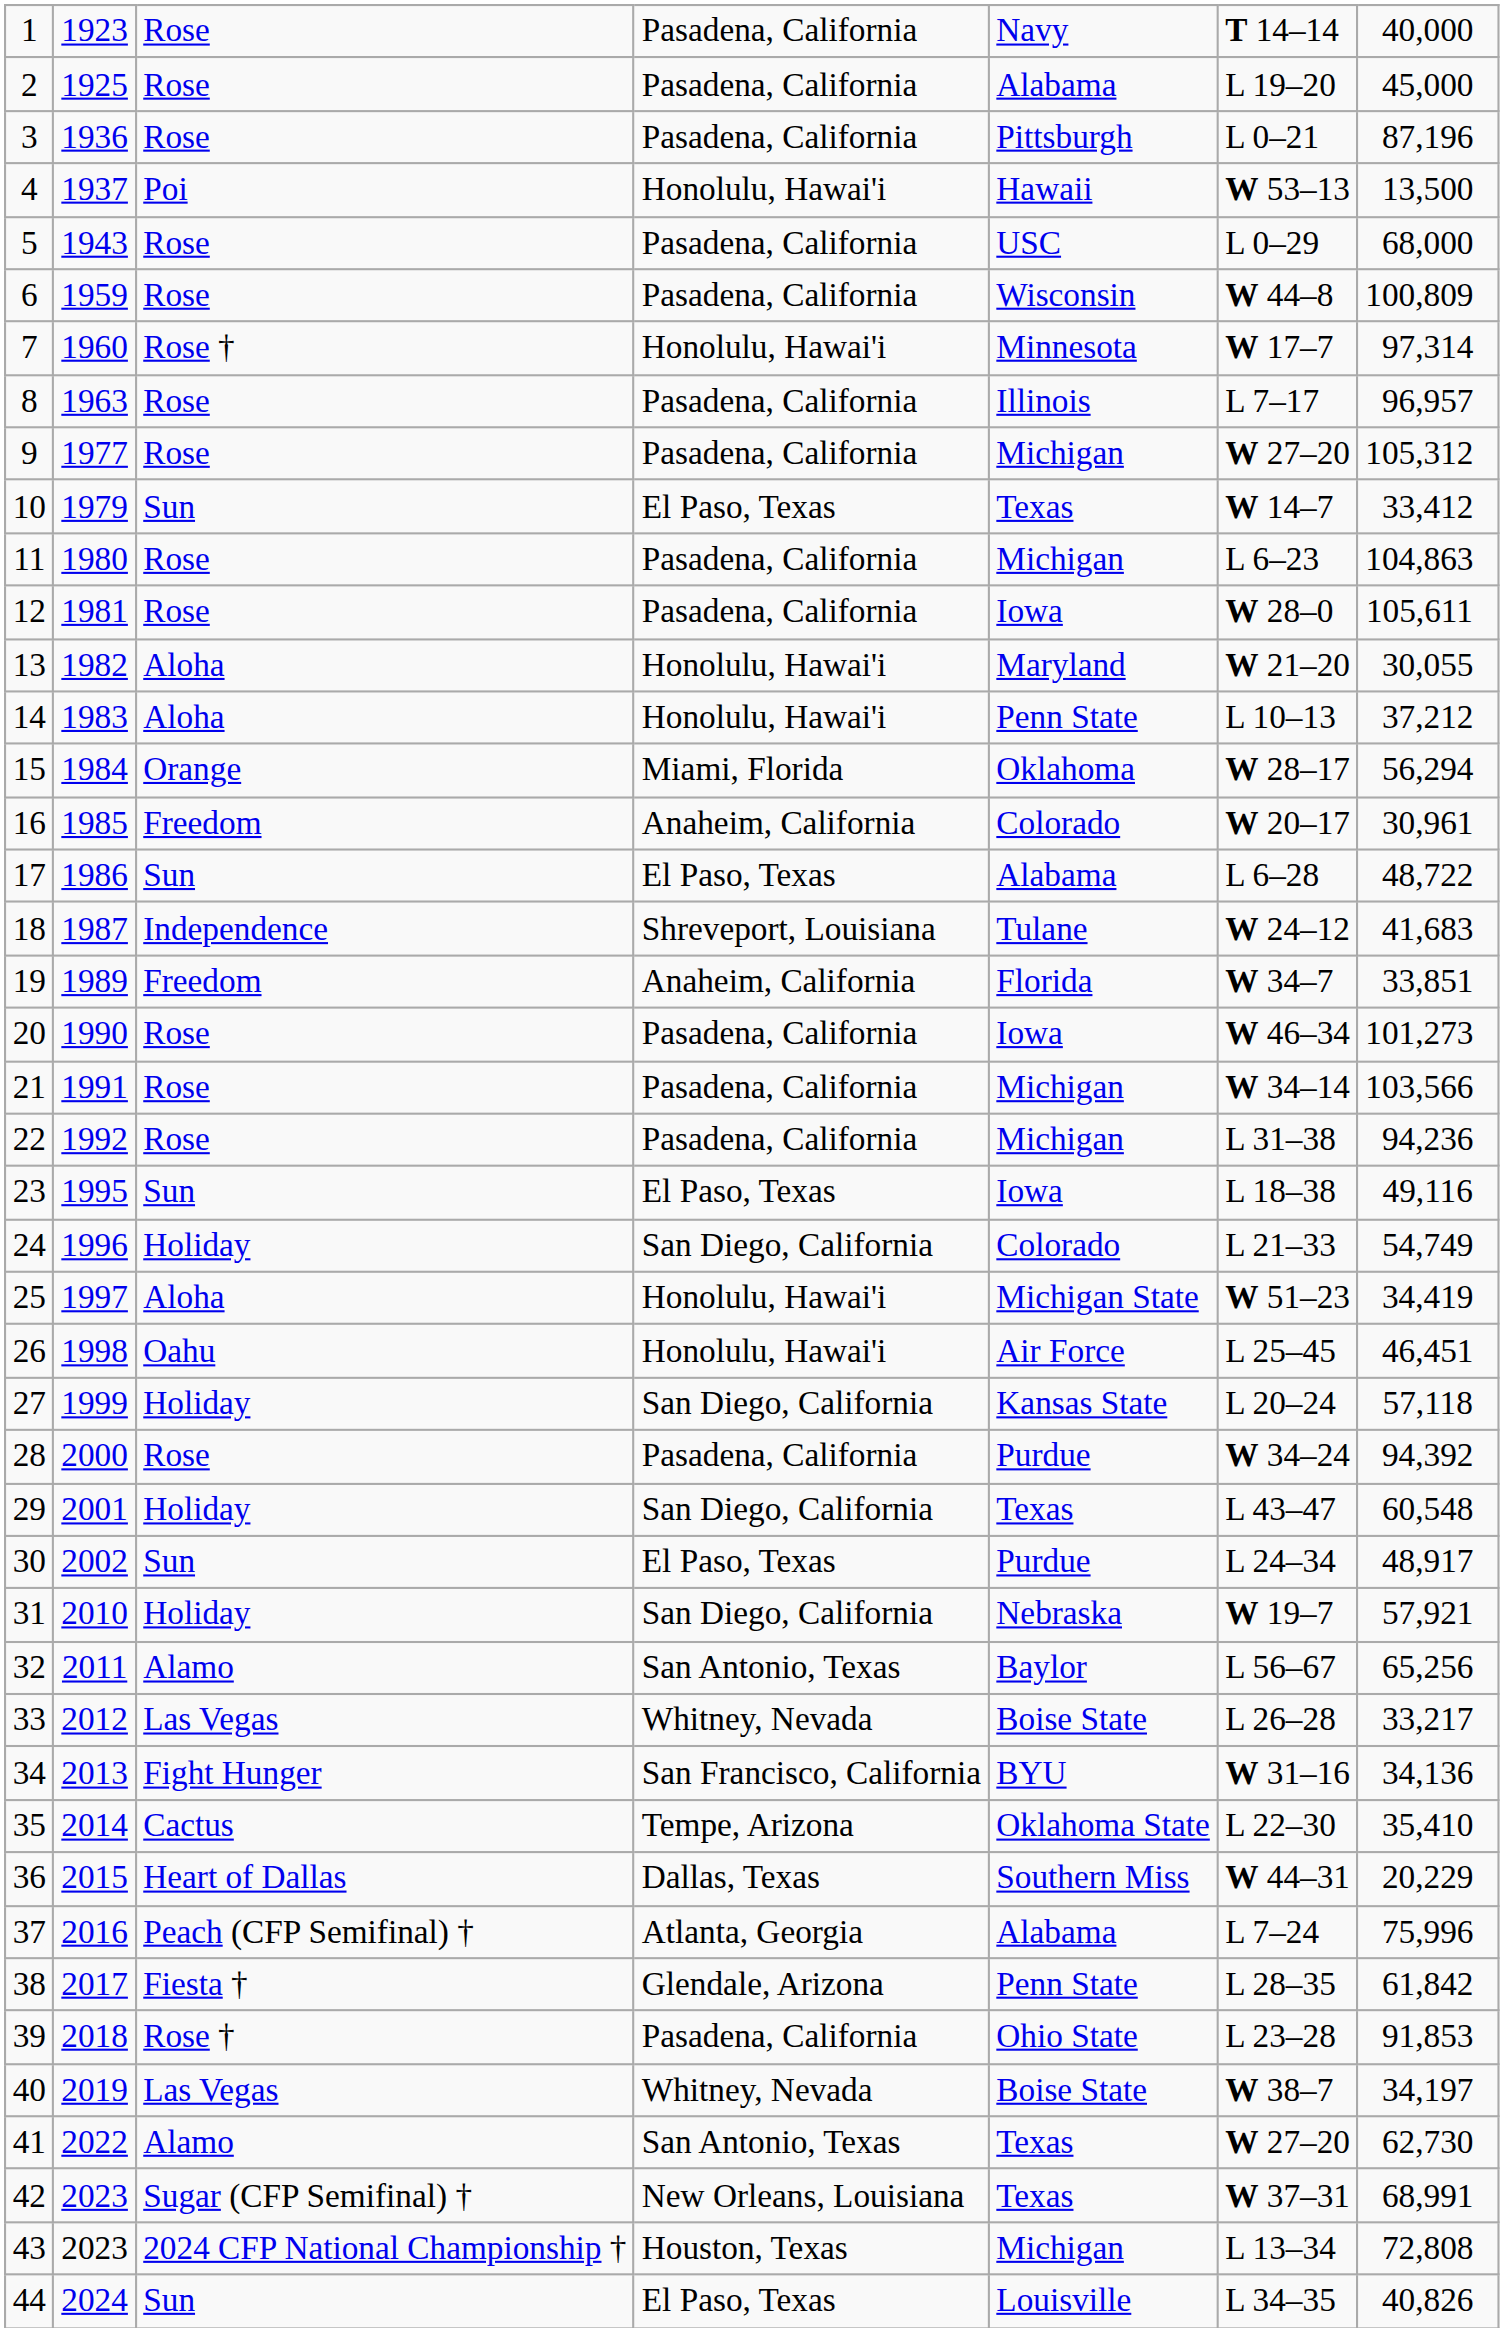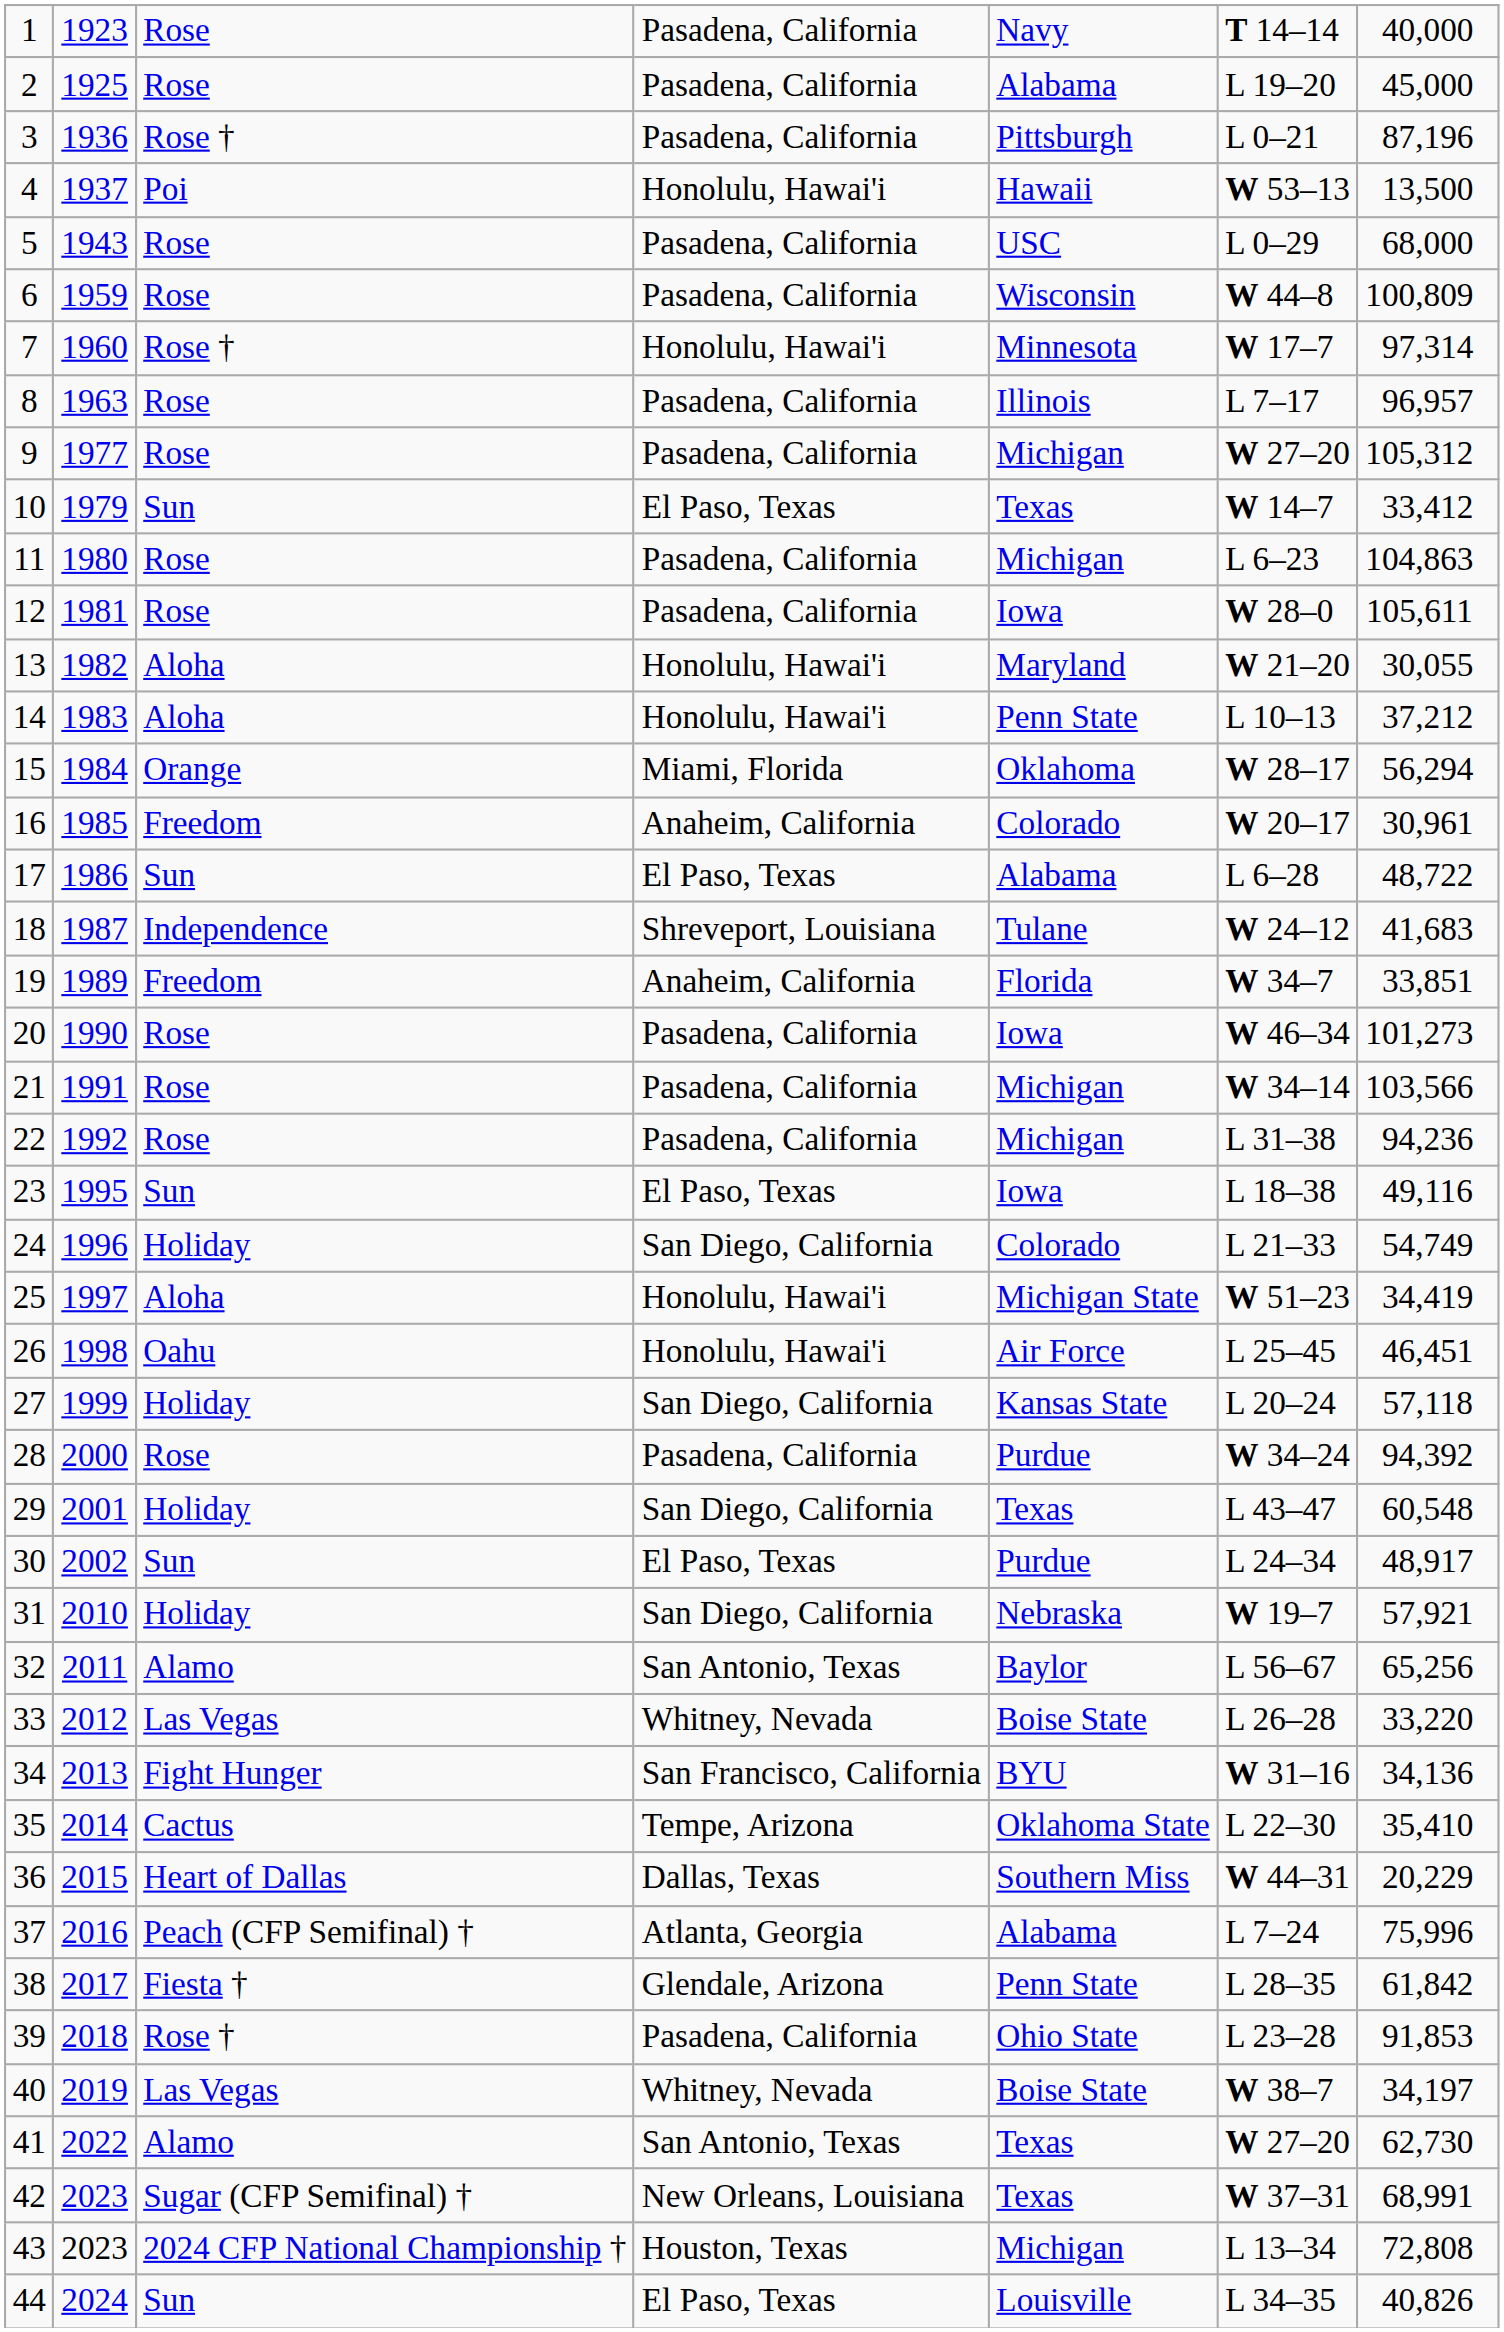(177, 136) Rose -> (189, 136) Rose †
(1428, 1719) 33,217 -> (1428, 1719) 33,220
